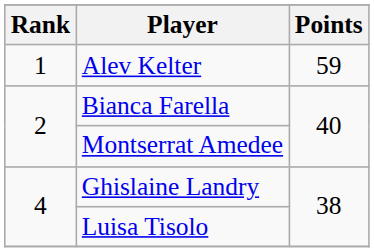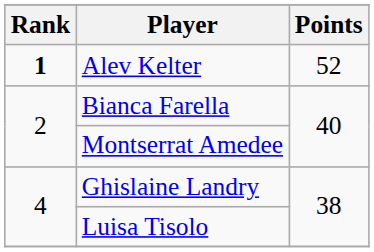(40, 65) normal -> (40, 65) bold
(329, 65) 59 -> (329, 65) 52
